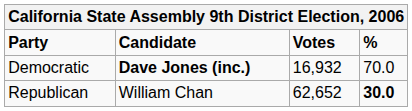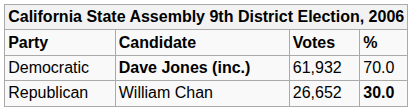(317, 67) 16,932 -> (317, 67) 61,932
(317, 93) 62,652 -> (317, 93) 26,652
